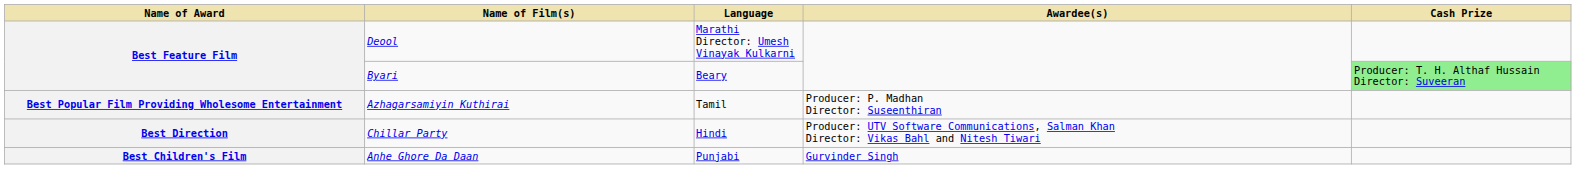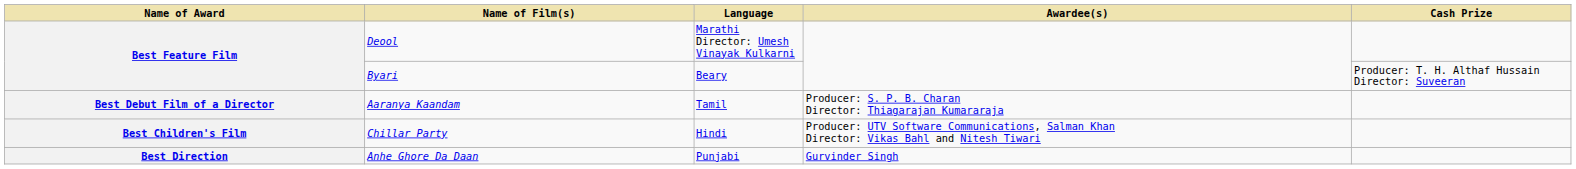(1447, 76) lightgreen background -> (1447, 76) no background
+ row: (414, 104)
- row: (438, 104)
(185, 133) Best Direction -> (185, 133) Best Children's Film
(185, 156) Best Children's Film -> (185, 156) Best Direction
